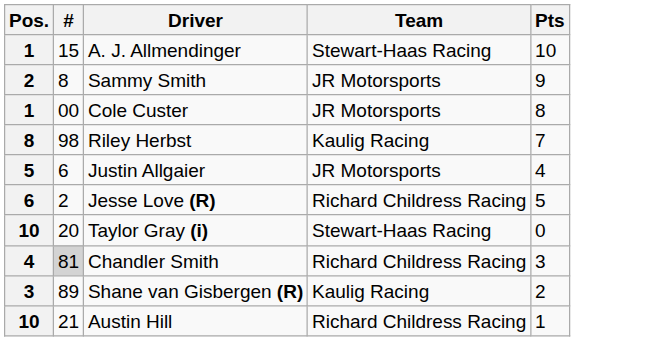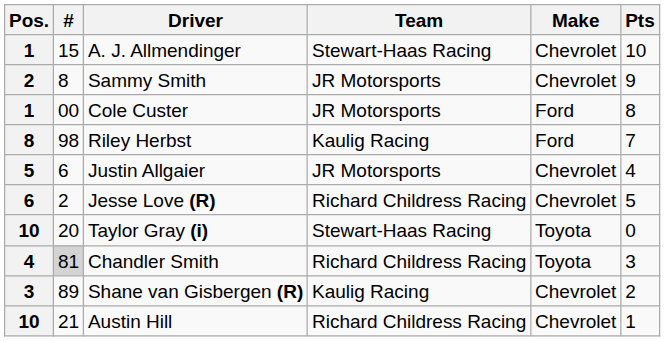+ column: (576, 20)
